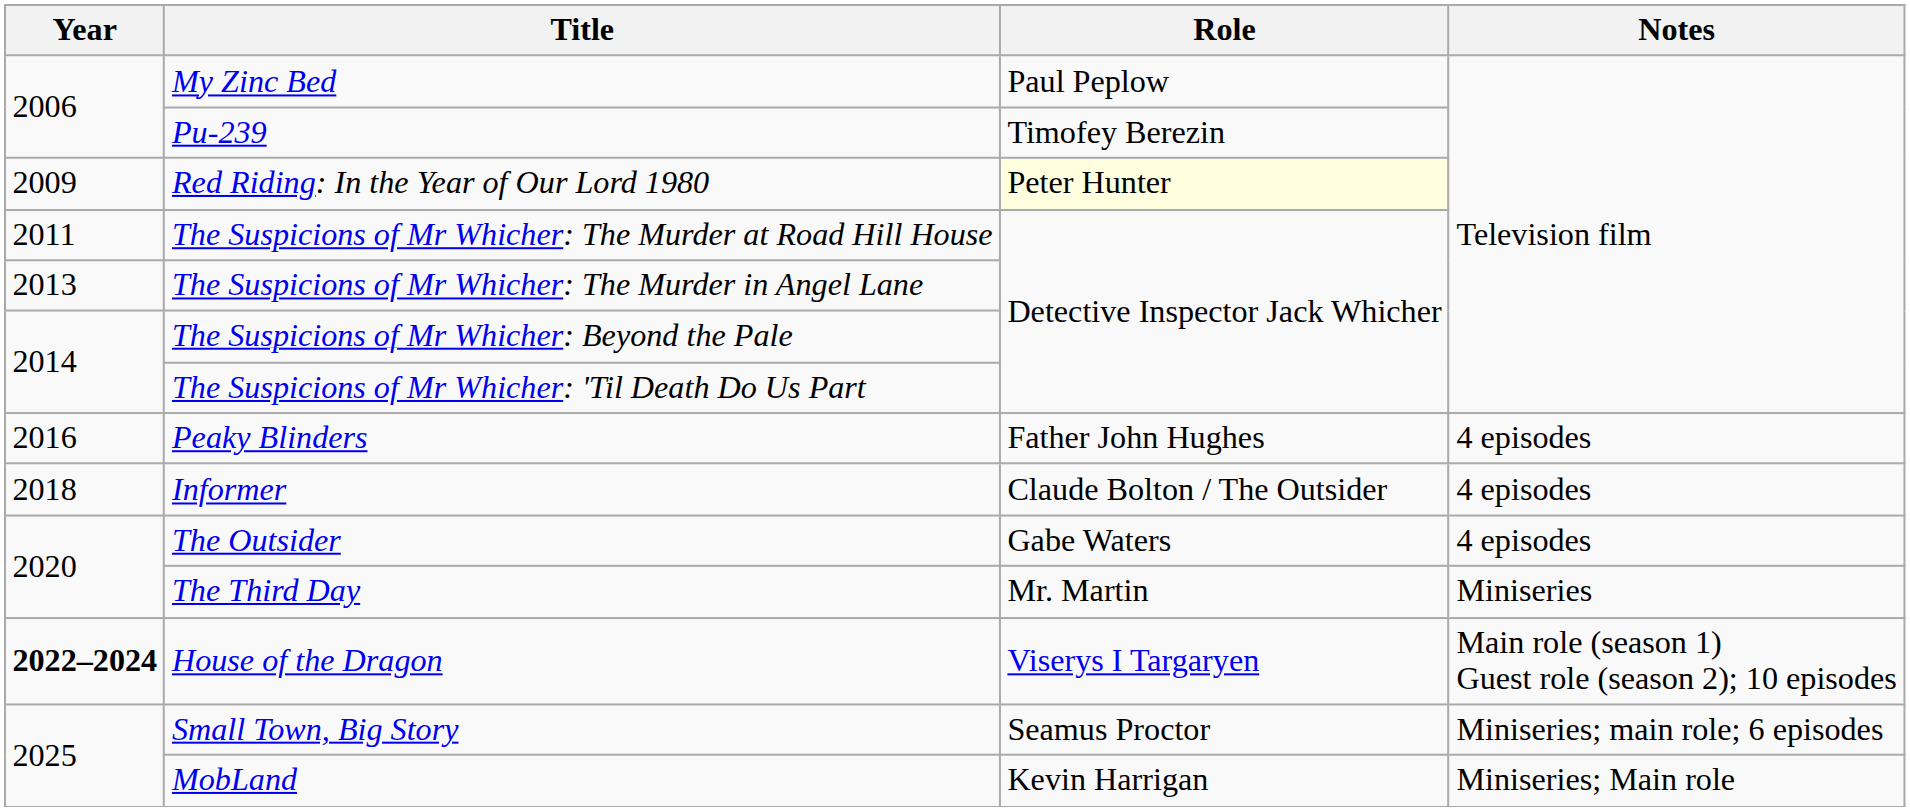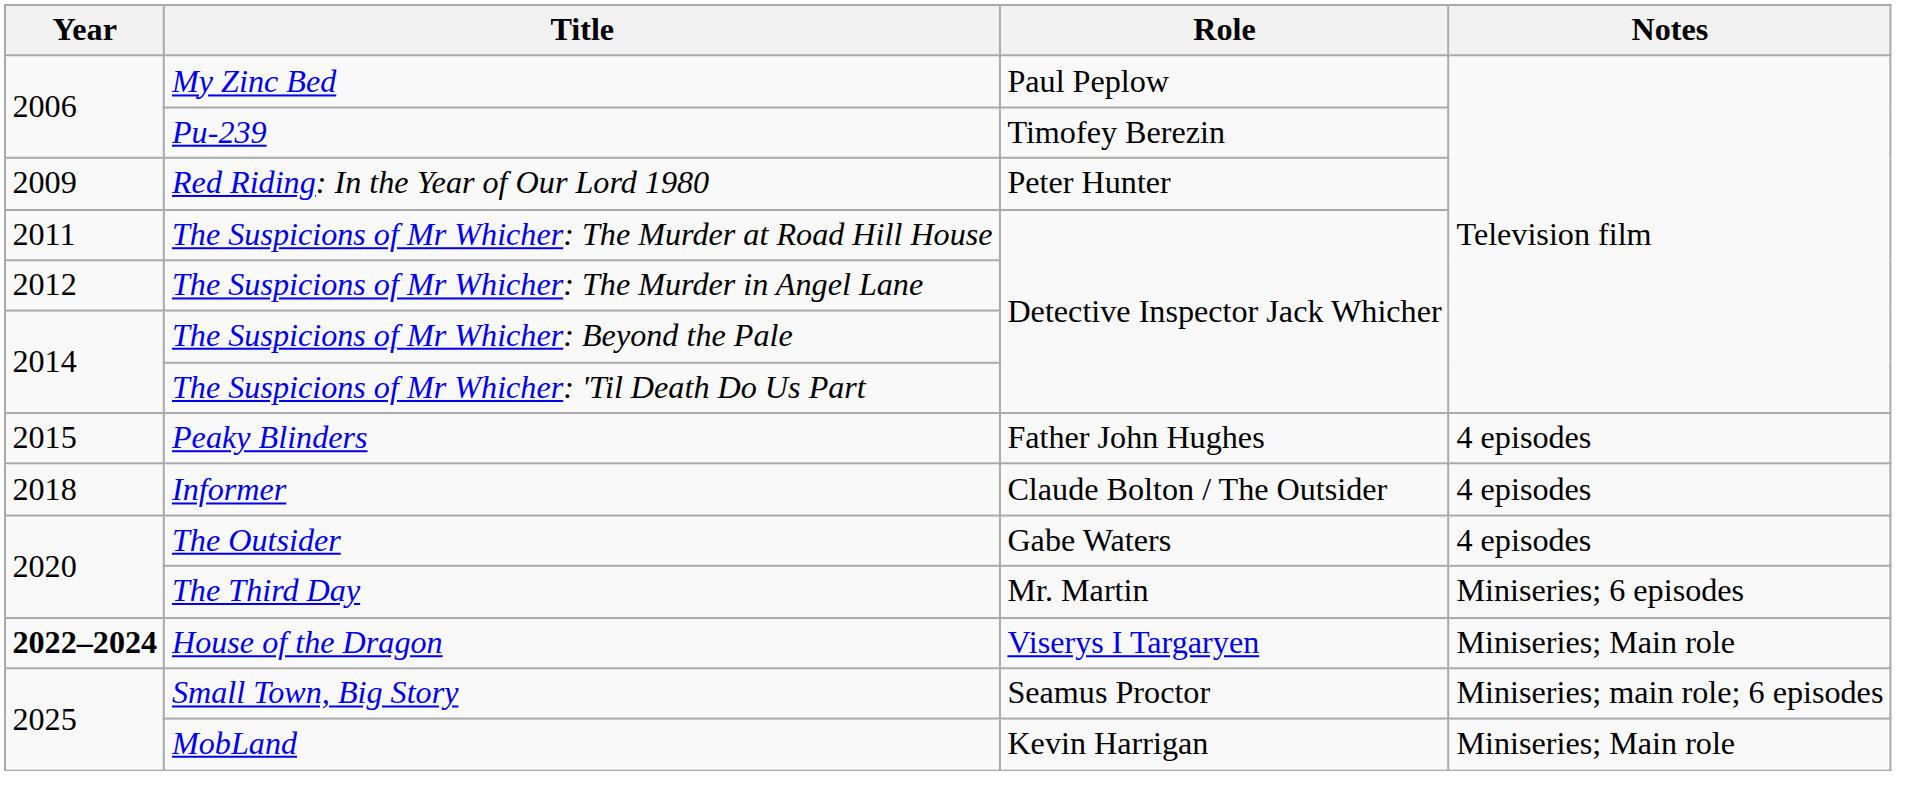(1089, 183) lightyellow background -> (1089, 183) no background
(45, 285) 2013 -> (45, 285) 2012
(45, 438) 2016 -> (45, 438) 2015
(1524, 591) Miniseries -> (1600, 591) Miniseries; 6 episodes
(1677, 660) Main role (season 1) Guest role (season 2); 10 episodes -> (1596, 642) Miniseries; Main role
